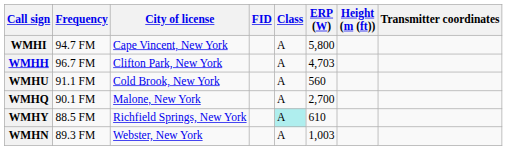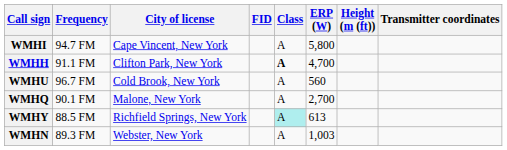(75, 63) 96.7 FM -> (75, 63) 91.1 FM
(281, 63) normal -> (281, 63) bold
(322, 63) 4,703 -> (322, 63) 4,700
(75, 81) 91.1 FM -> (75, 81) 96.7 FM
(317, 117) 610 -> (317, 117) 613
